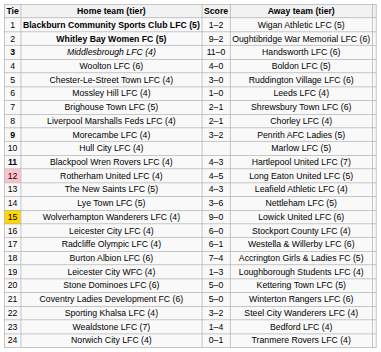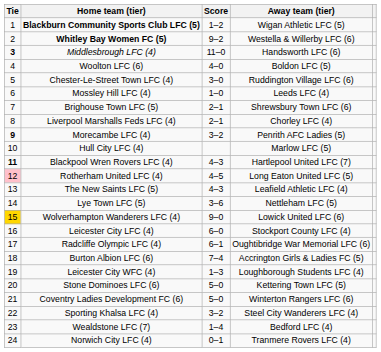(301, 38) Oughtibridge War Memorial LFC (6) -> (301, 38) Westella & Willerby LFC (6)
(301, 244) Westella & Willerby LFC (6) -> (301, 244) Oughtibridge War Memorial LFC (6)
